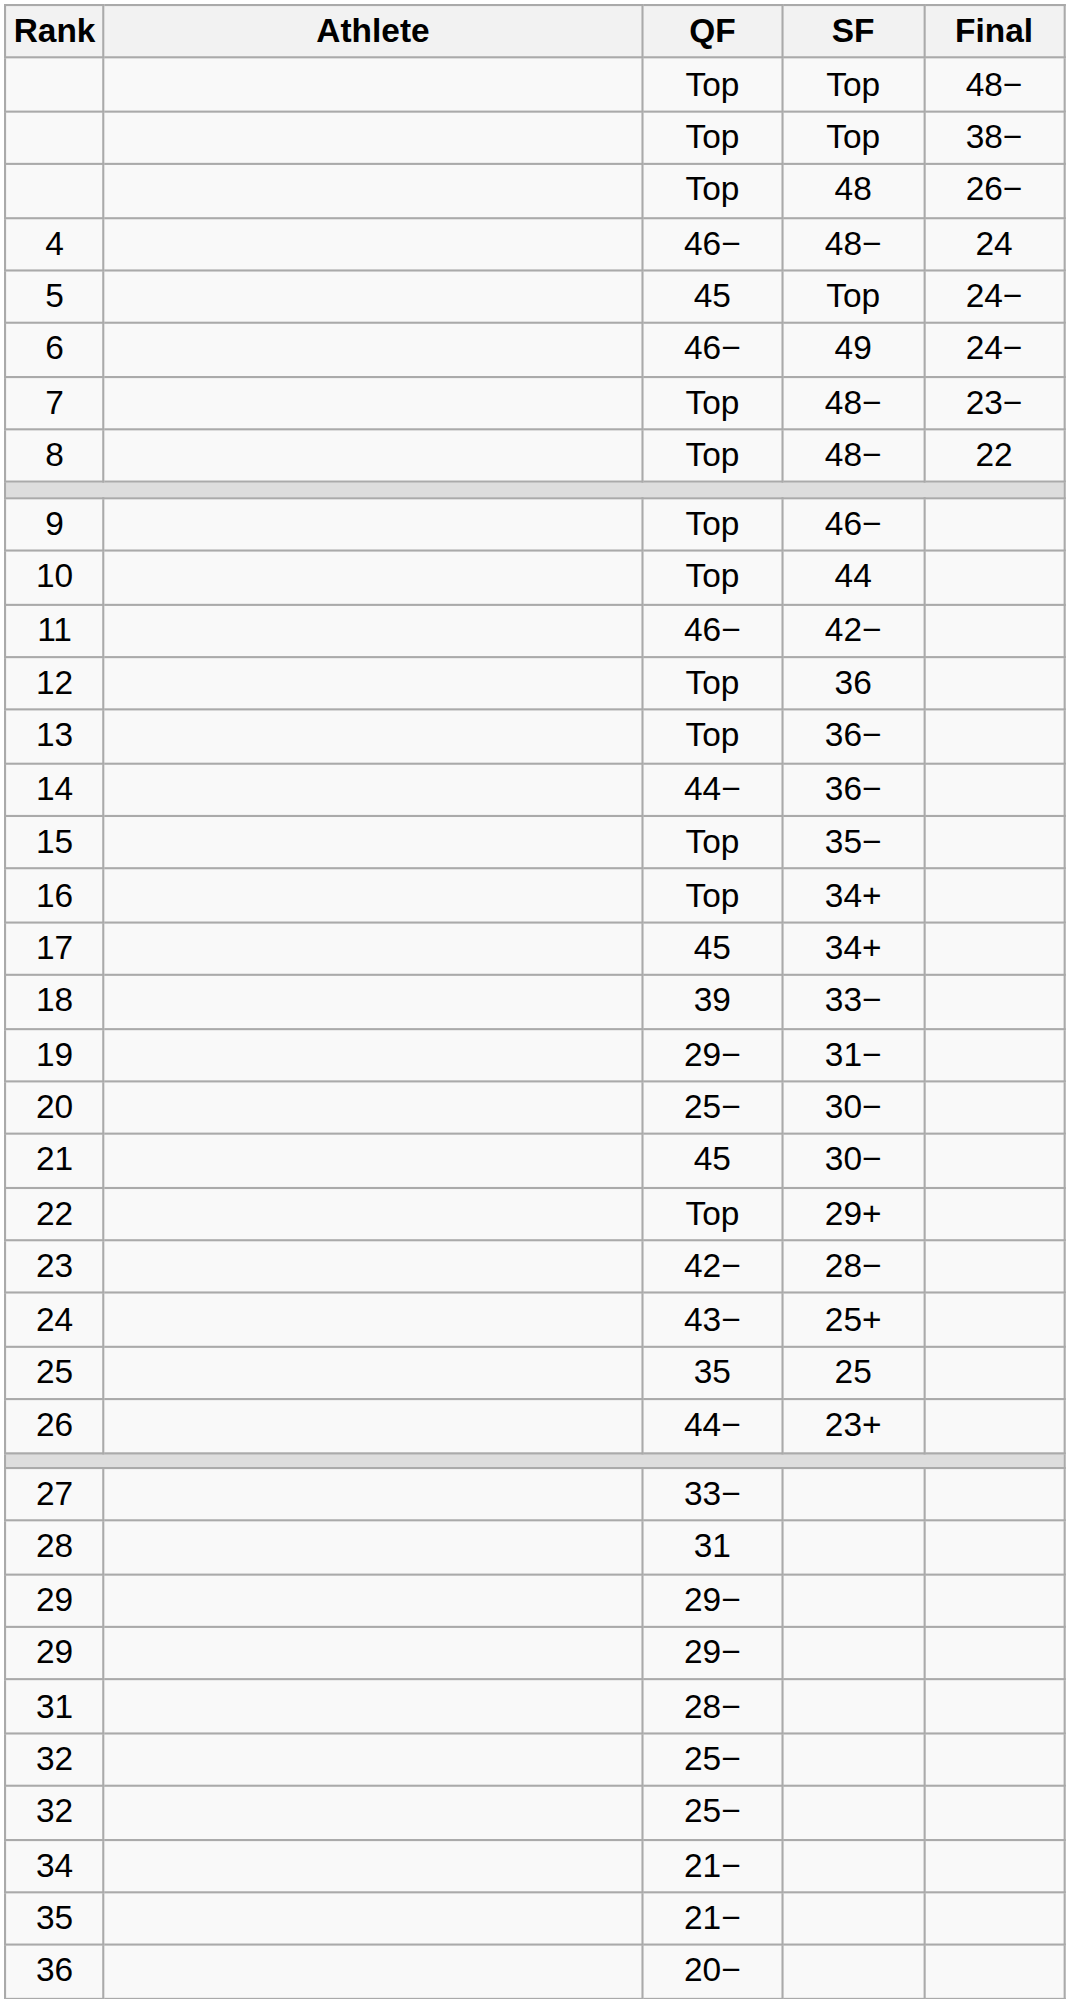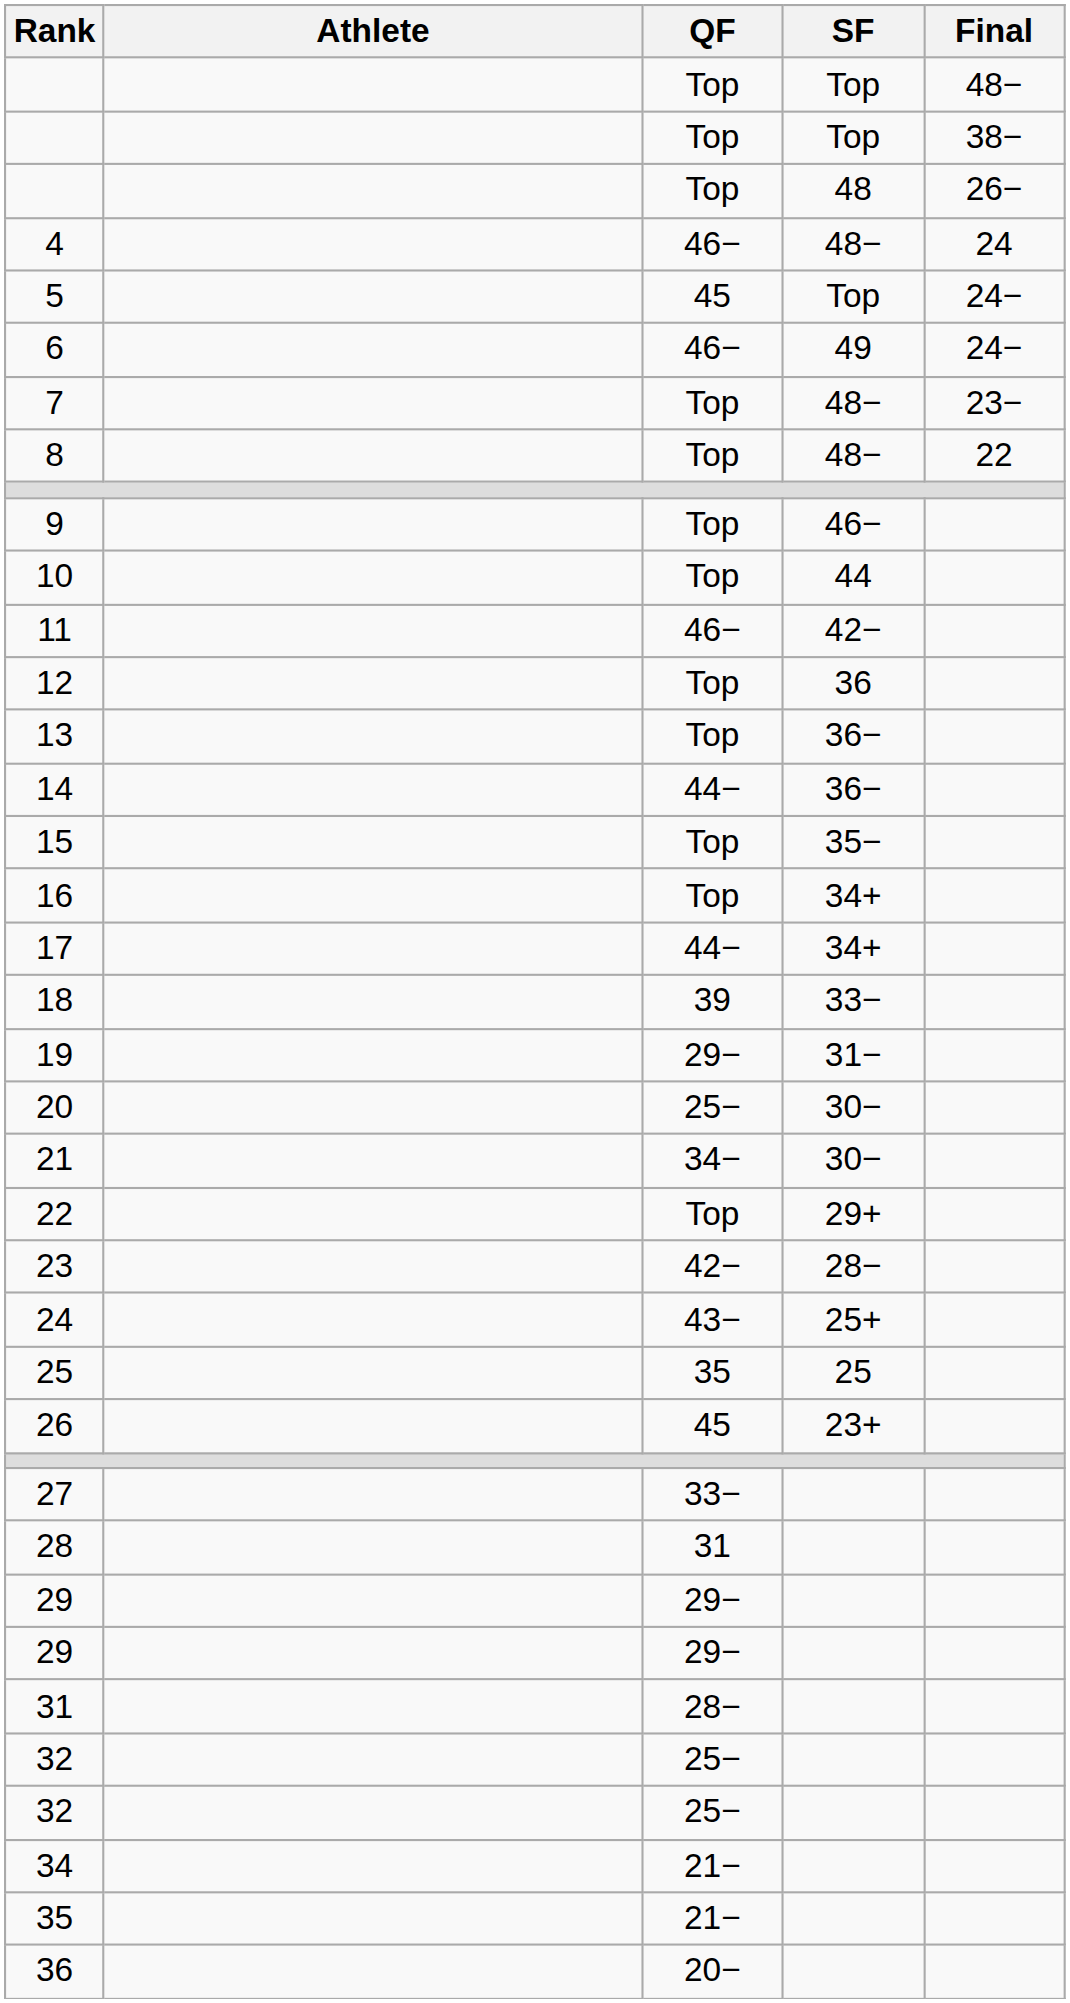(712, 948) 45 -> (712, 948) 44−
(712, 1160) 45 -> (712, 1160) 34−
(712, 1425) 44− -> (712, 1425) 45
